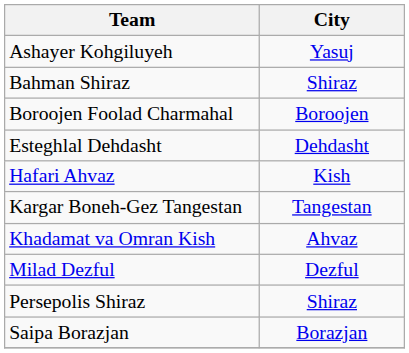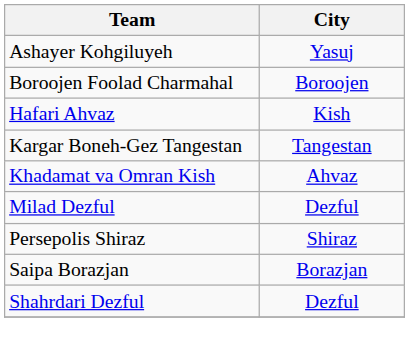- row: (70, 82)
- row: (85, 144)
+ row: (77, 301)
